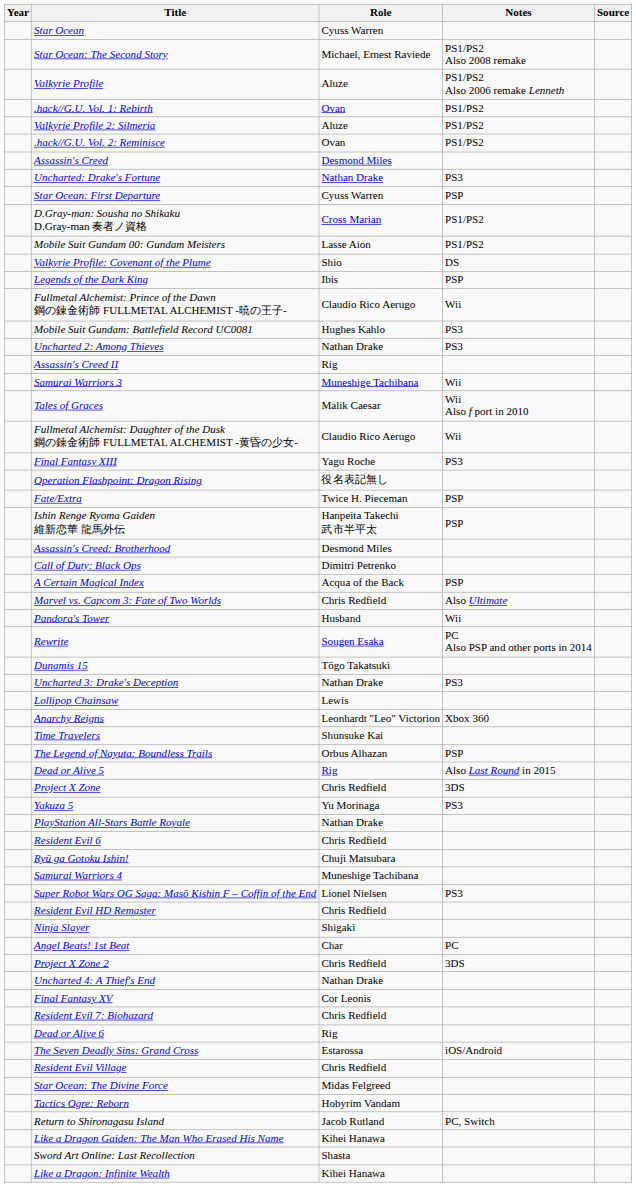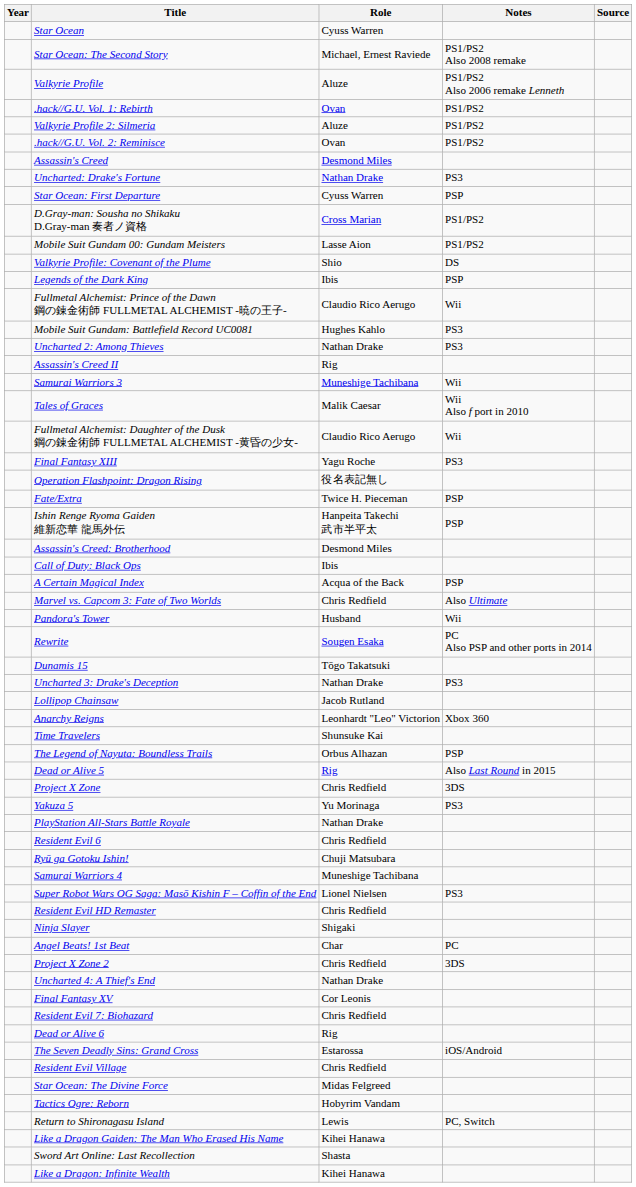(359, 565) Dimitri Petrenko -> (330, 565) Ibis
(335, 700) Lewis -> (353, 700) Jacob Rutland
(353, 1120) Jacob Rutland -> (335, 1120) Lewis
